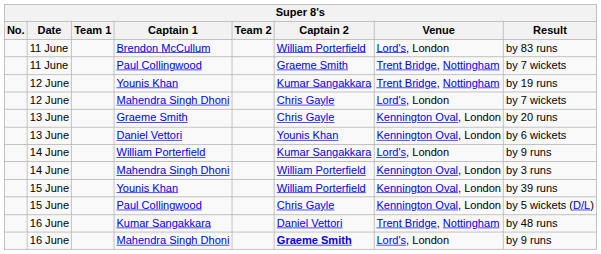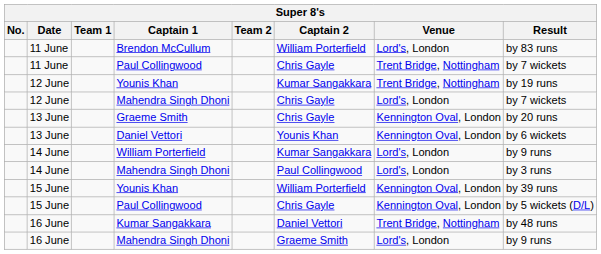(312, 65) Graeme Smith -> (306, 65) Chris Gayle
(321, 170) William Porterfield -> (319, 170) Paul Collingwood
(439, 170) Kennington Oval, London -> (413, 170) Lord's, London
(314, 240) bold -> (312, 240) normal
